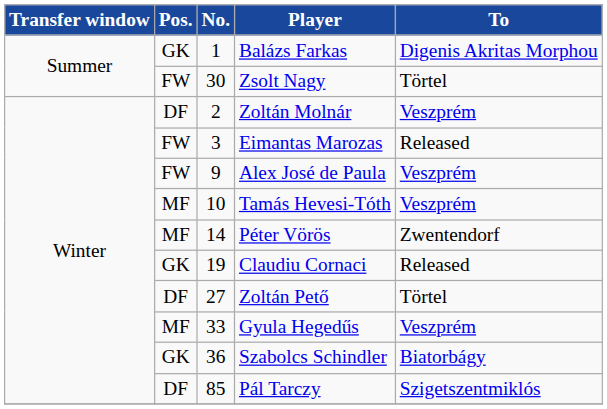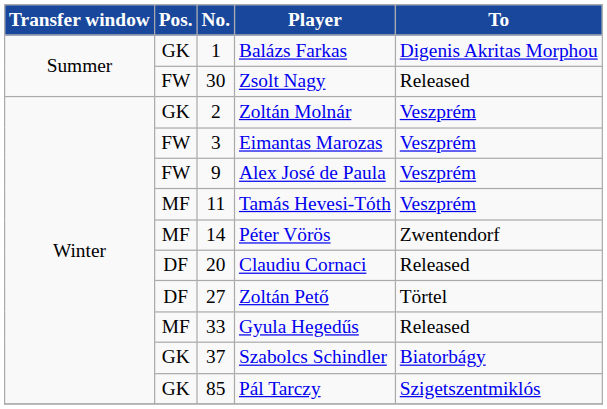(423, 81) Törtel -> (435, 81) Released
(176, 111) DF -> (176, 111) GK
(435, 142) Released -> (438, 142) Veszprém
(216, 204) 10 -> (216, 204) 11
(176, 265) GK -> (176, 265) DF
(216, 265) 19 -> (216, 265) 20
(438, 326) Veszprém -> (435, 326) Released
(216, 357) 36 -> (216, 357) 37
(176, 388) DF -> (176, 388) GK
